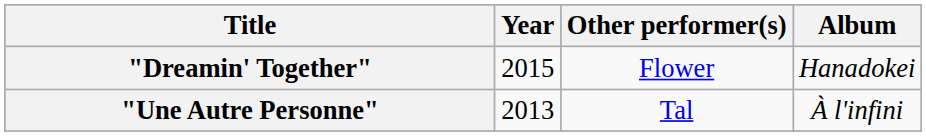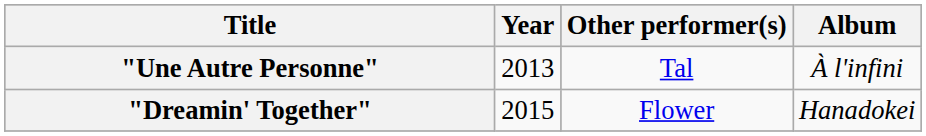rows swapped: (250, 109) <-> (250, 67)
